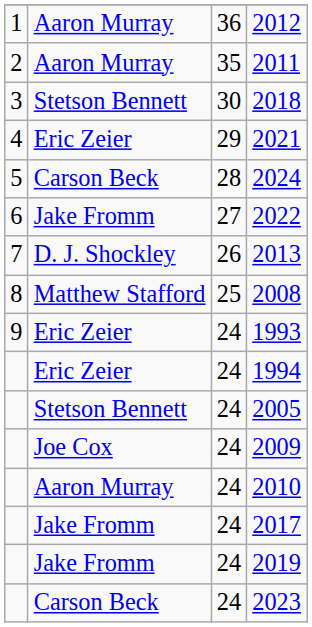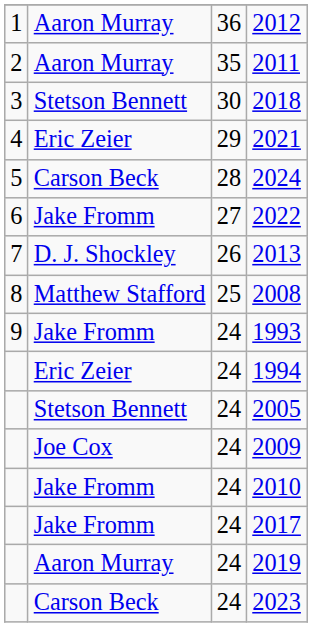(83, 332) Eric Zeier -> (94, 332) Jake Fromm
(104, 486) Aaron Murray -> (94, 486) Jake Fromm
(94, 563) Jake Fromm -> (104, 563) Aaron Murray
